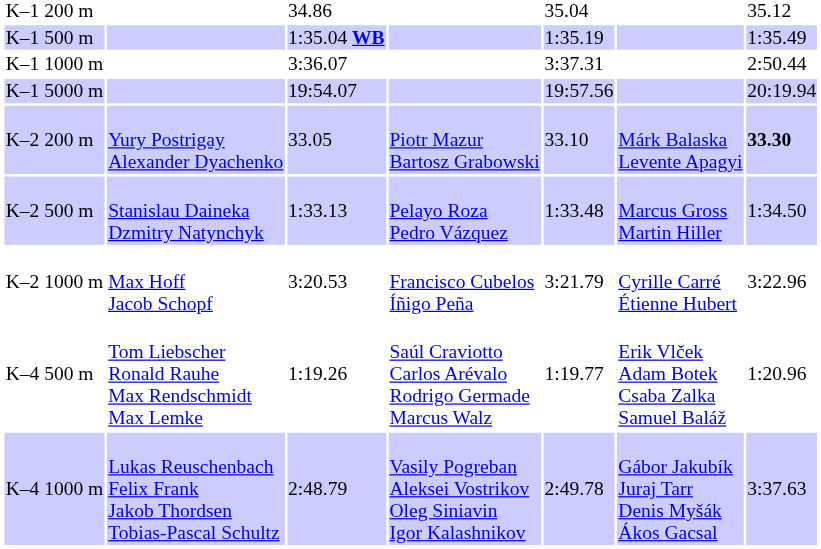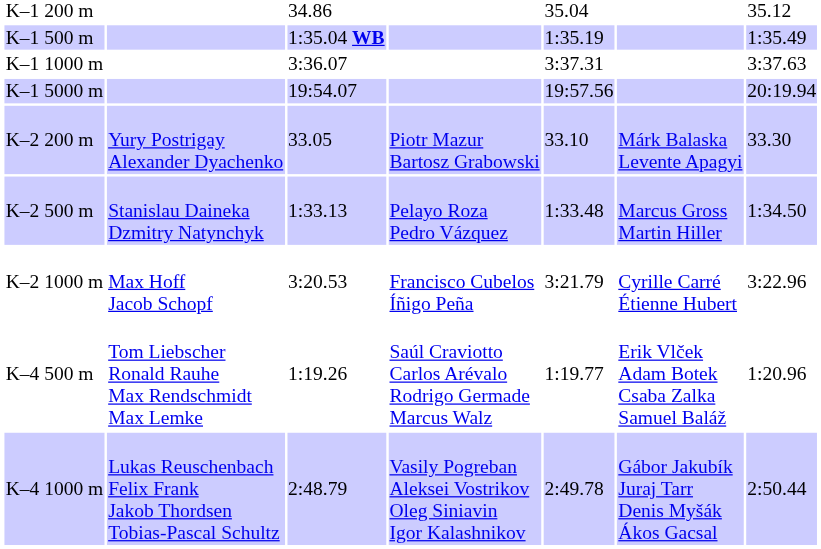(777, 64) 2:50.44 -> (777, 64) 3:37.63
(769, 139) bold -> (769, 139) normal
(777, 488) 3:37.63 -> (777, 488) 2:50.44
